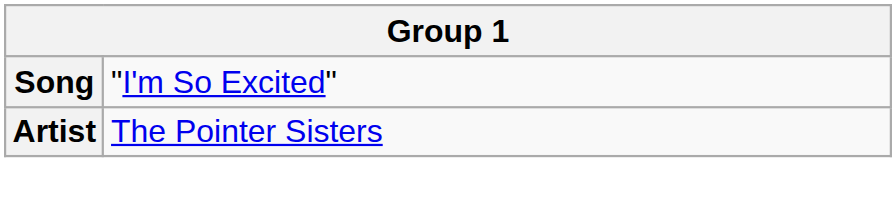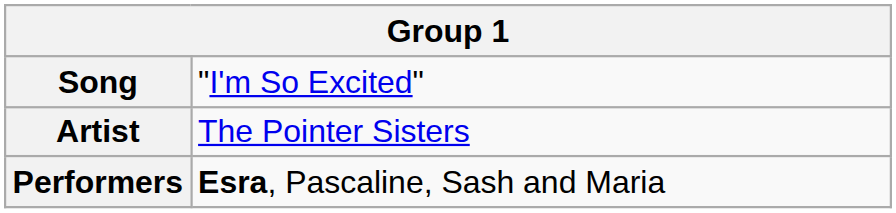+ row: (98, 182)
